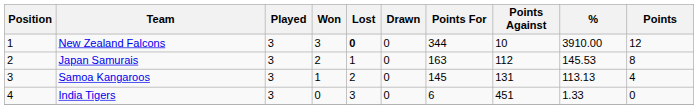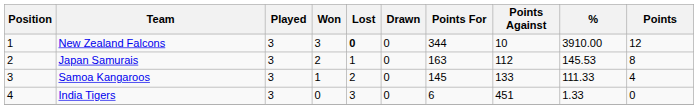(504, 78) 131 -> (504, 78) 133
(579, 78) 113.13 -> (578, 78) 111.33
